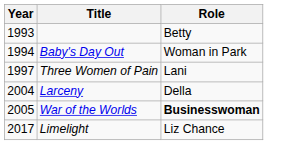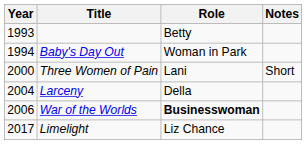+ column: (282, 14)
(21, 71) 1997 -> (21, 71) 2000
(21, 110) 2005 -> (21, 110) 2006
